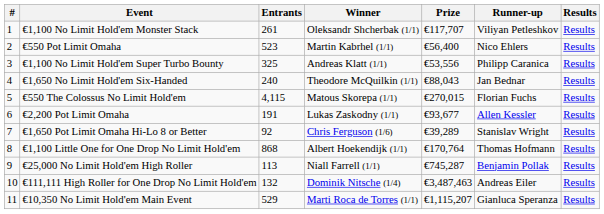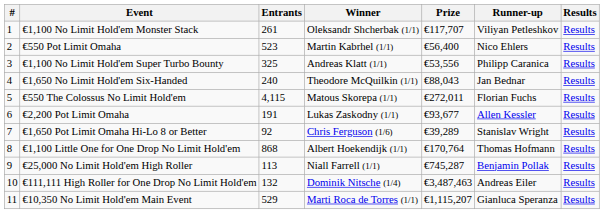(444, 98) €270,015 -> (444, 98) €272,011
